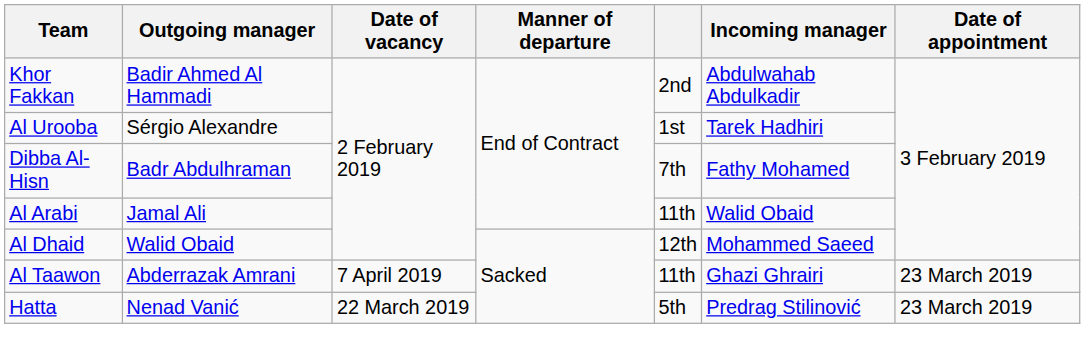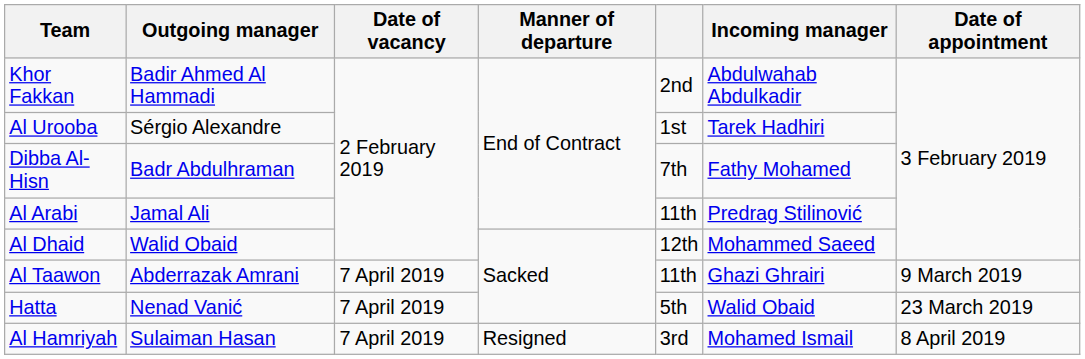(760, 213) Walid Obaid -> (785, 213) Predrag Stilinović
(966, 275) 23 March 2019 -> (961, 275) 9 March 2019
(403, 307) 22 March 2019 -> (392, 307) 7 April 2019
(783, 307) Predrag Stilinović -> (761, 307) Walid Obaid
+ row: (63, 338)
